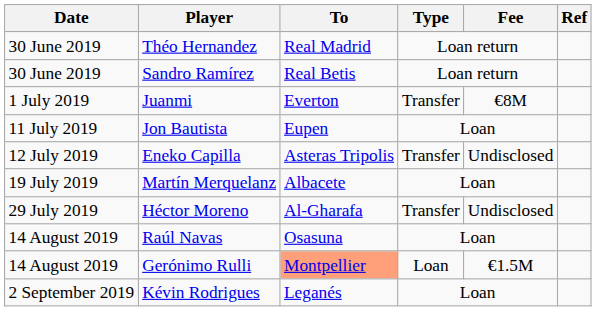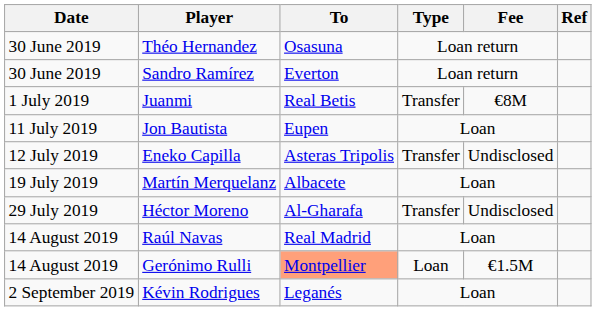(327, 45) Real Madrid -> (313, 45) Osasuna
(320, 73) Real Betis -> (311, 73) Everton
(311, 100) Everton -> (320, 100) Real Betis
(313, 237) Osasuna -> (327, 237) Real Madrid
